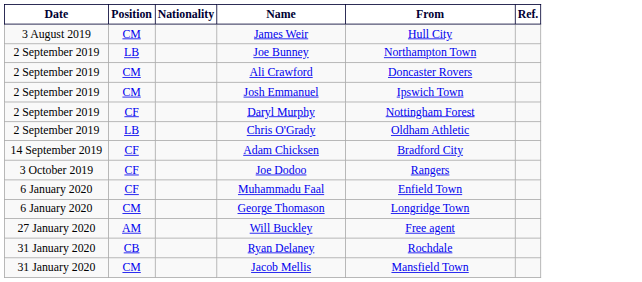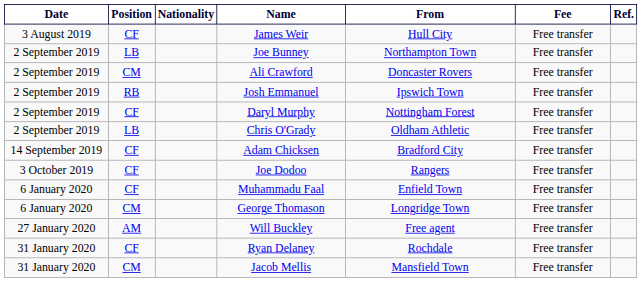+ column: (563, 14)
(132, 34) CM -> (132, 34) CF
(132, 92) CM -> (132, 92) RB
(132, 248) CB -> (132, 248) CF
